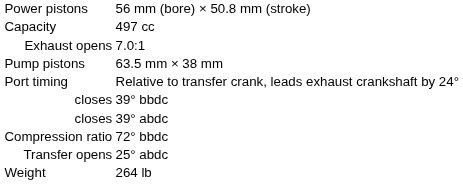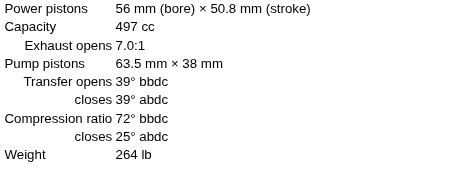- row: (287, 82)
(93, 100) closes -> (68, 82) Transfer opens
(68, 155) Transfer opens -> (93, 136) closes
